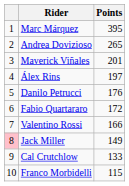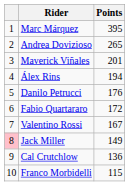(115, 76) 197 -> (115, 76) 194
(115, 124) 166 -> (115, 124) 167
(115, 157) 133 -> (115, 157) 136
